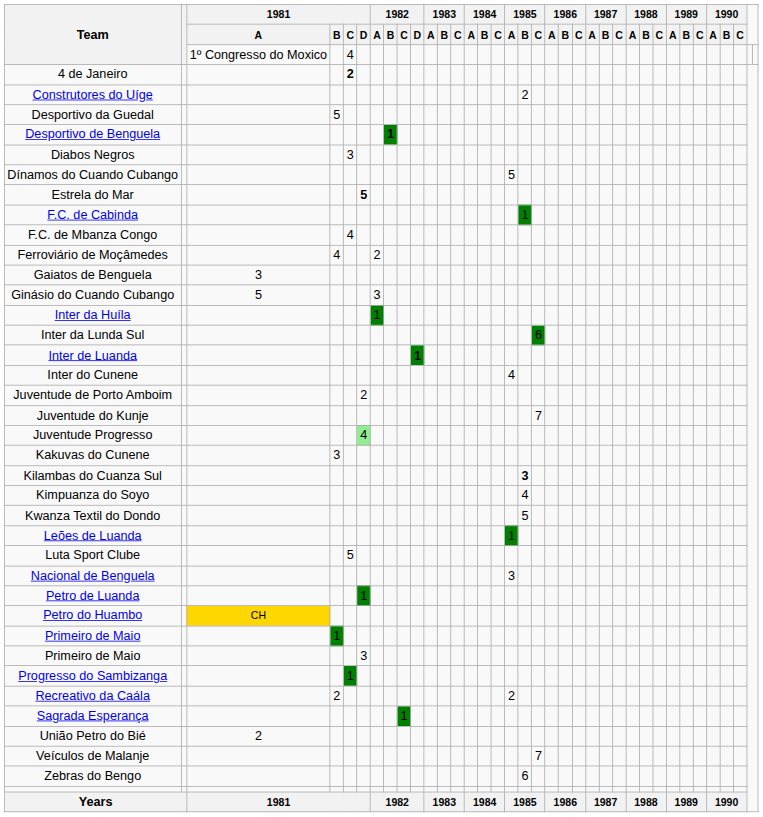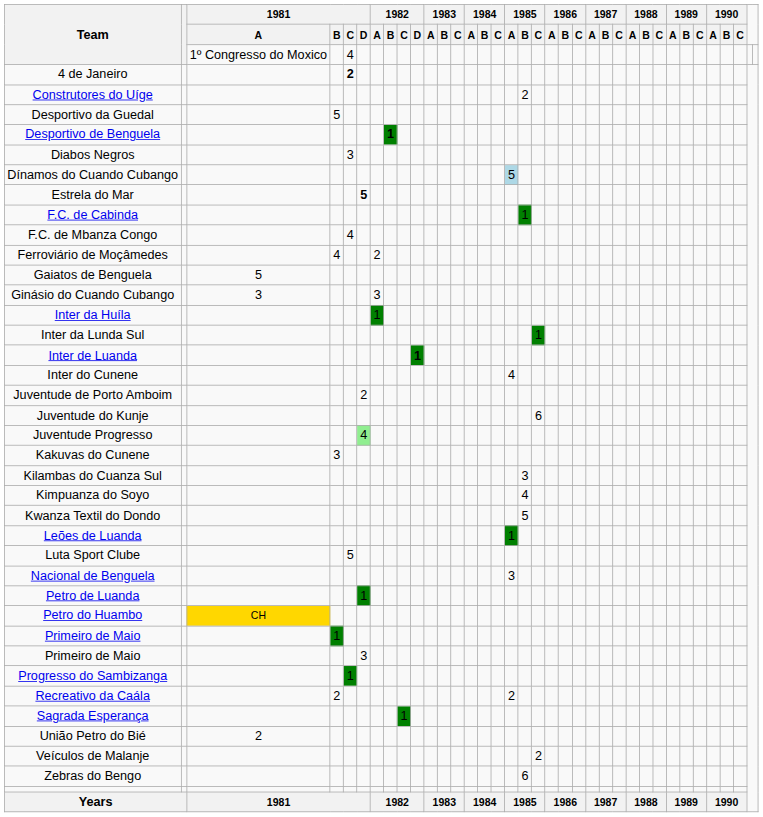(512, 174) no background -> (512, 174) lightblue background
(258, 275) 3 -> (258, 275) 5
(258, 295) 5 -> (258, 295) 3
(538, 335) 6 -> (538, 335) 1
(538, 415) 7 -> (538, 415) 6
(525, 475) bold -> (525, 475) normal
(538, 756) 7 -> (538, 756) 2
